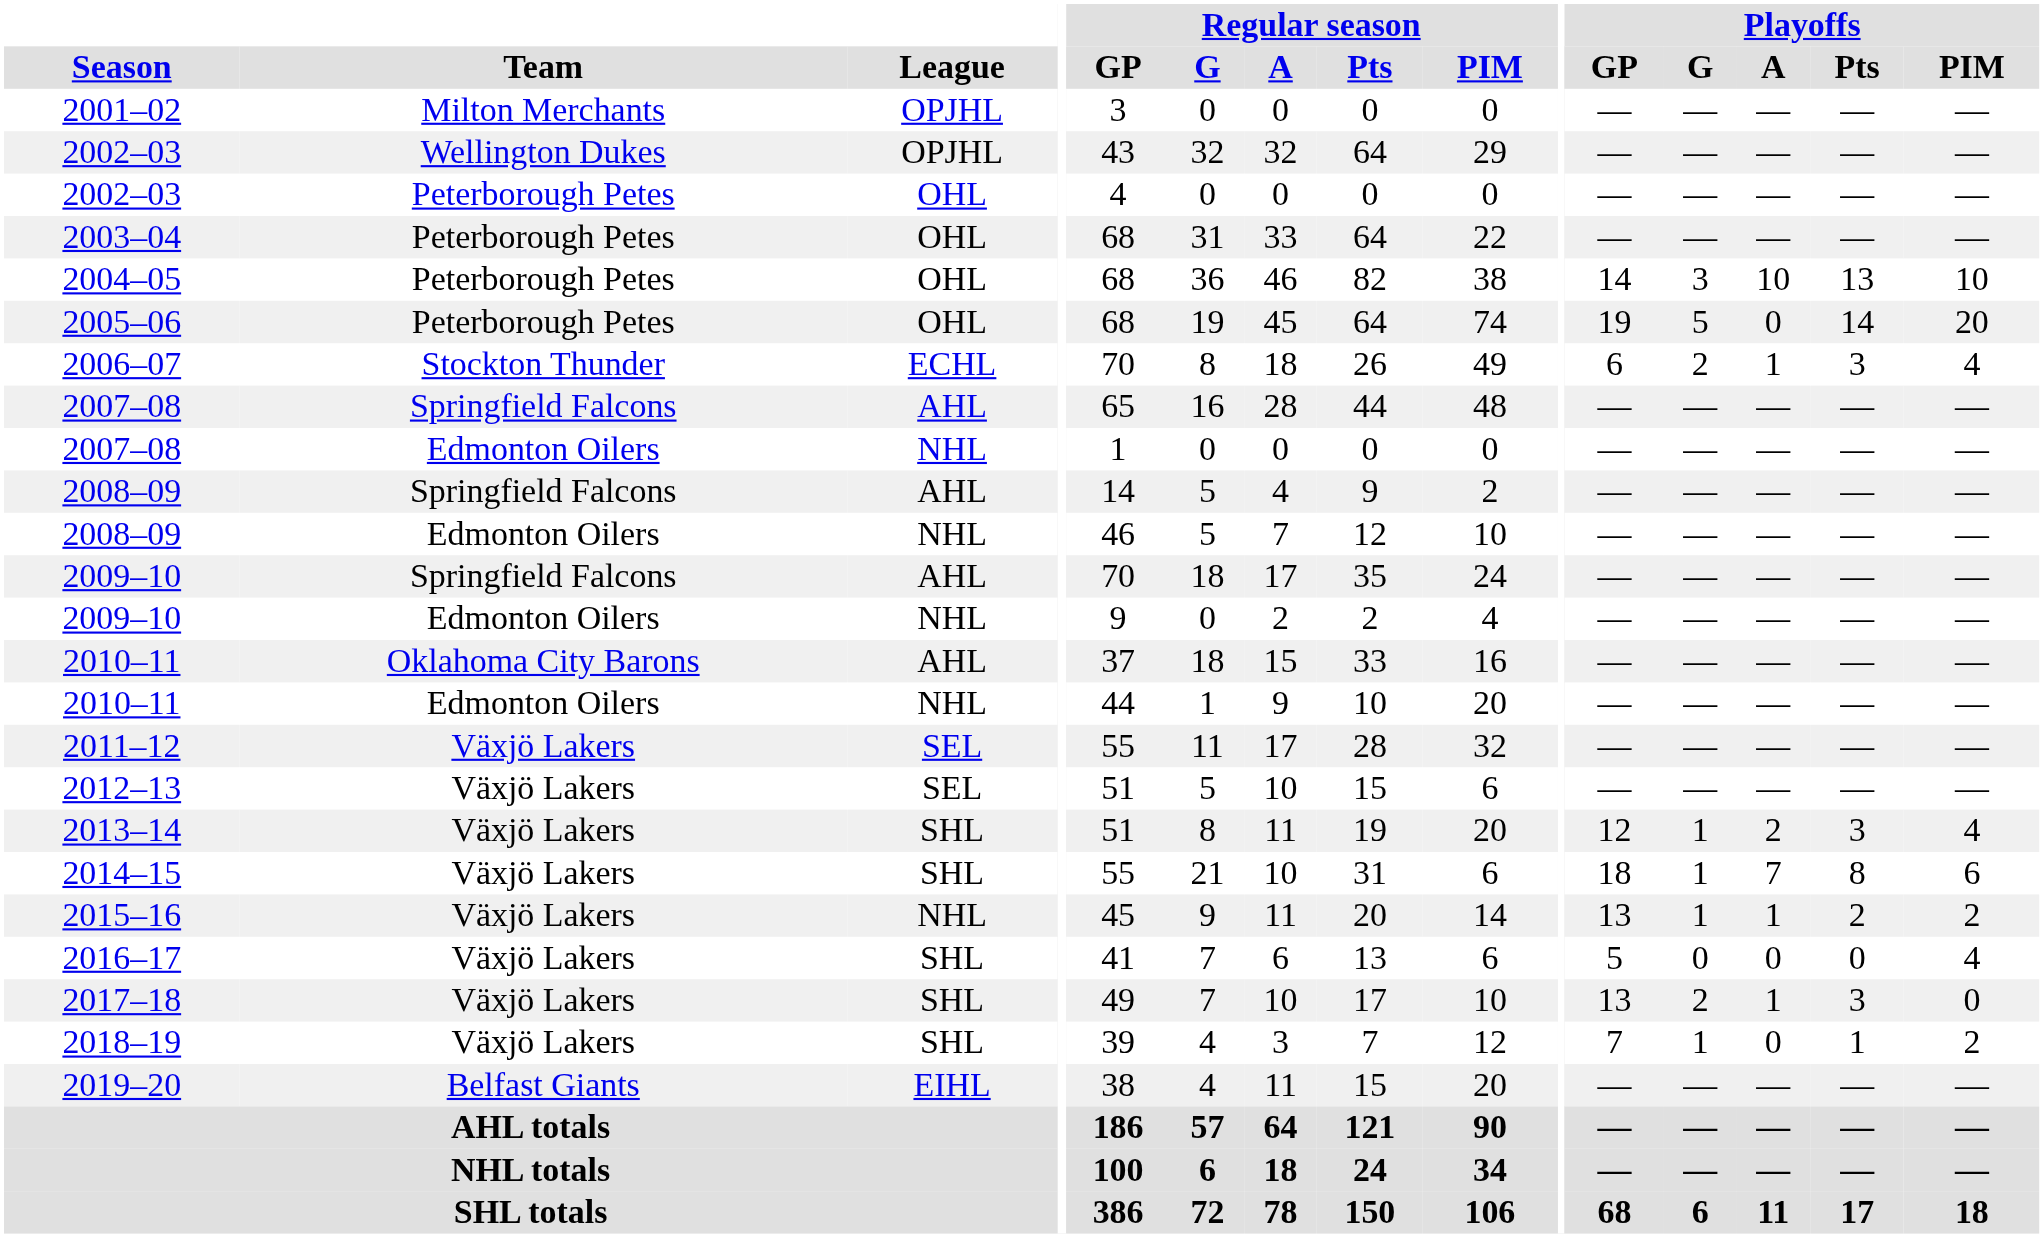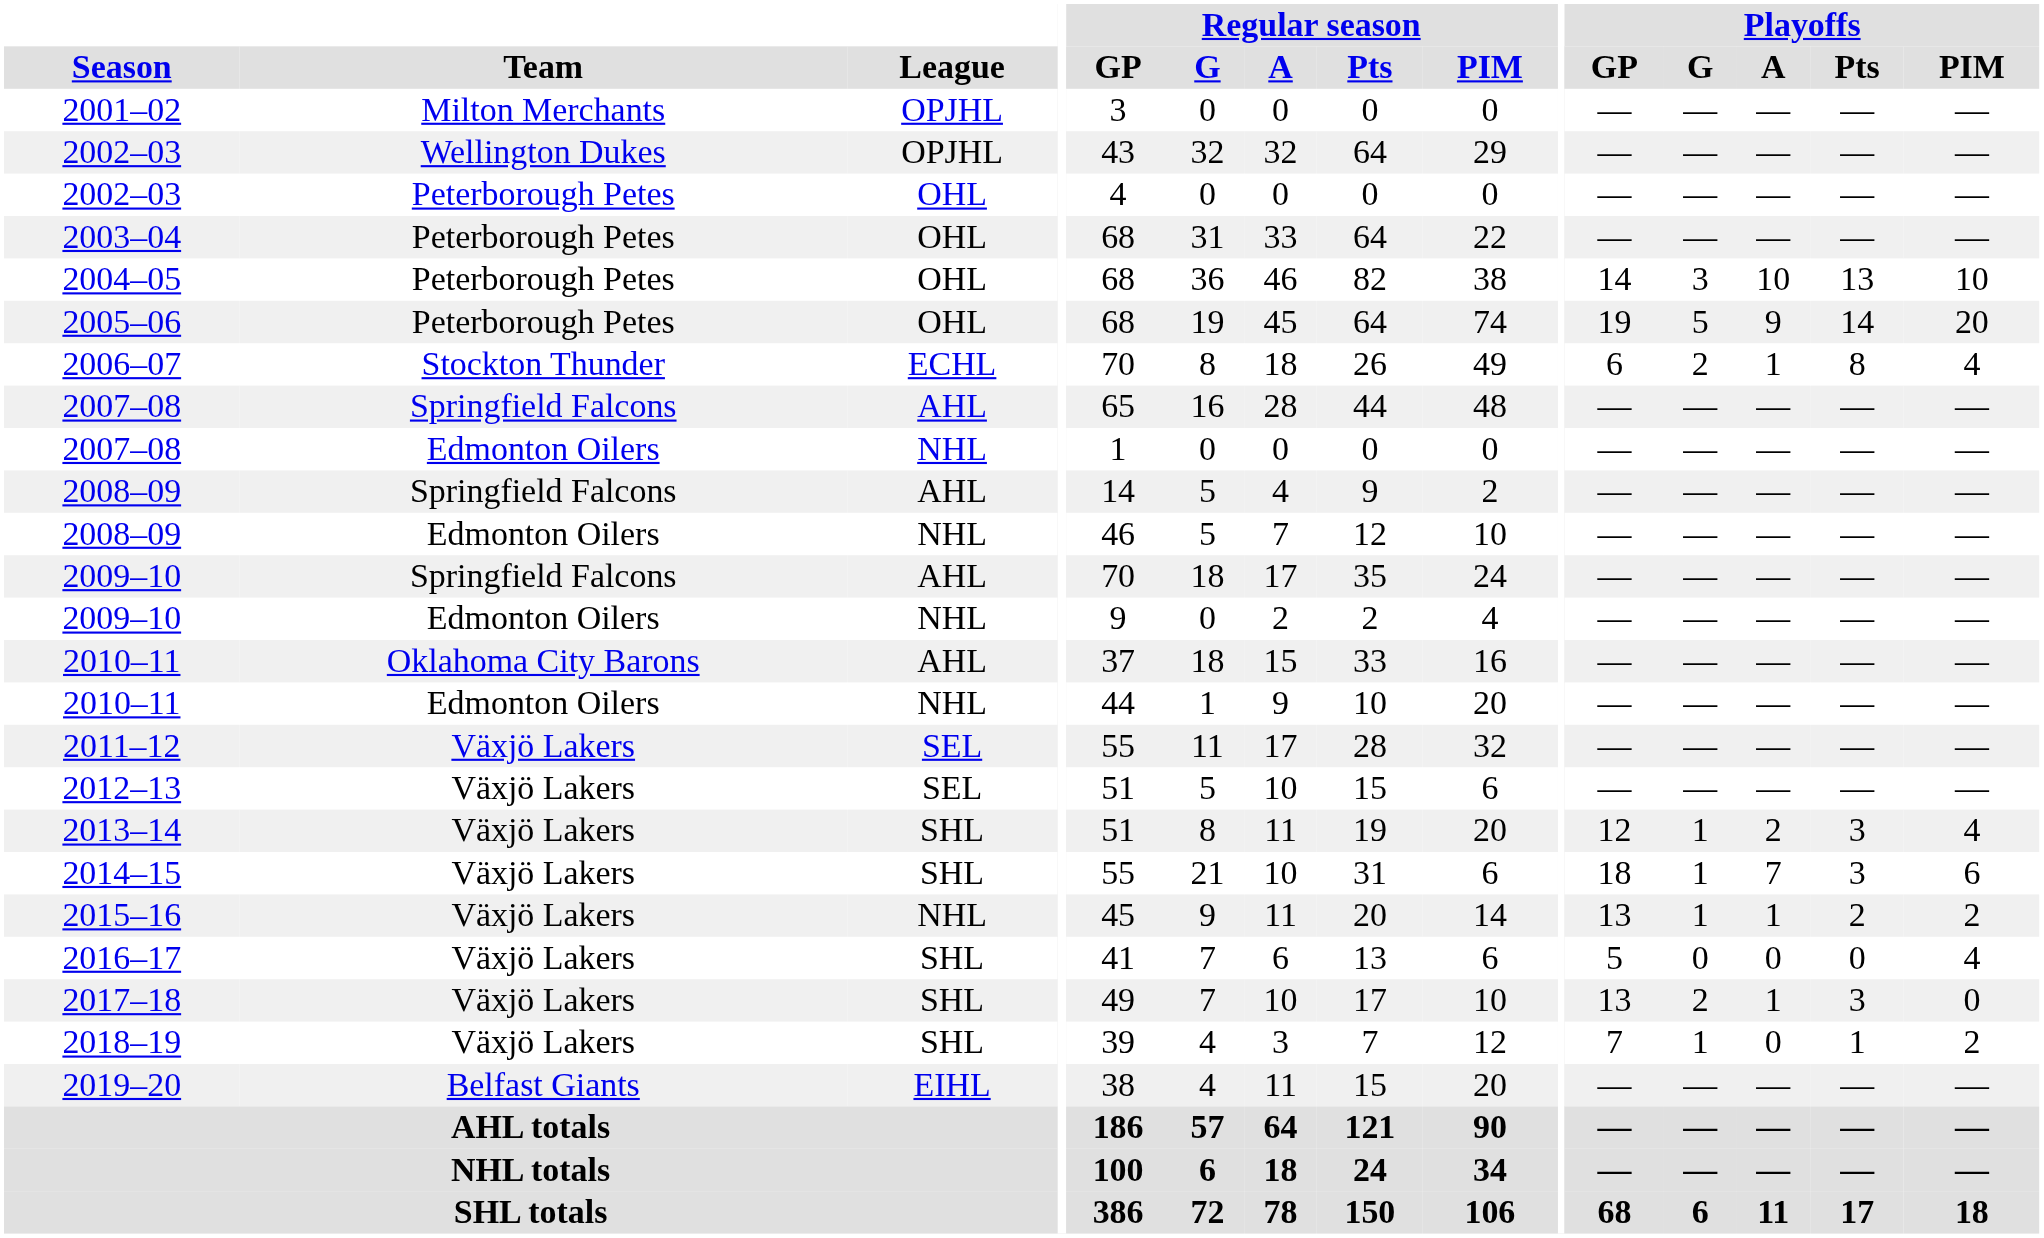(1773, 321) 0 -> (1773, 321) 9
(1857, 363) 3 -> (1857, 363) 8
(1857, 872) 8 -> (1857, 872) 3
